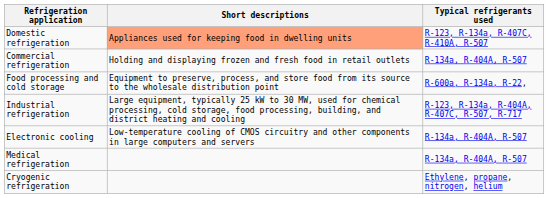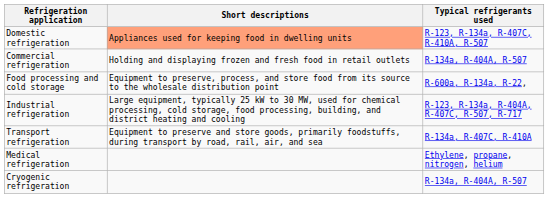+ row: (38, 137)
- row: (50, 137)
(476, 159) R-134a, R-404A, R-507 -> (469, 159) Ethylene, propane, nitrogen, helium
(469, 182) Ethylene, propane, nitrogen, helium -> (476, 182) R-134a, R-404A, R-507
